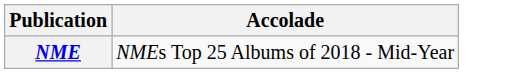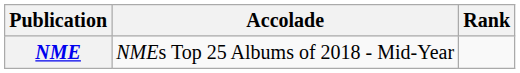+ column: (487, 20)
